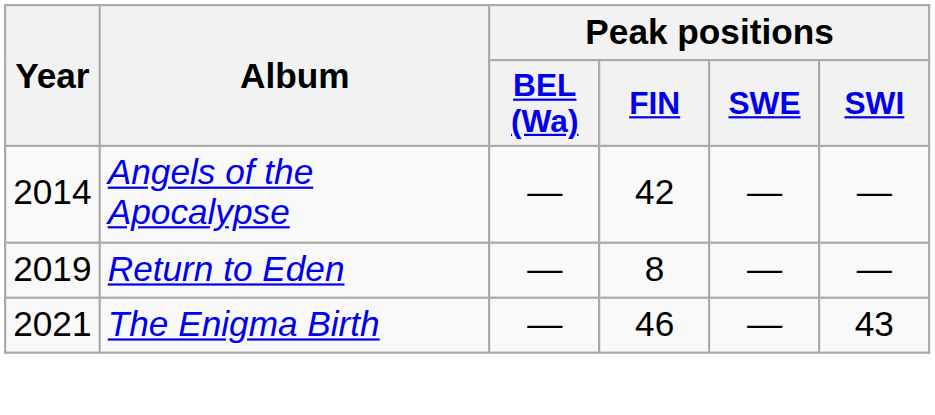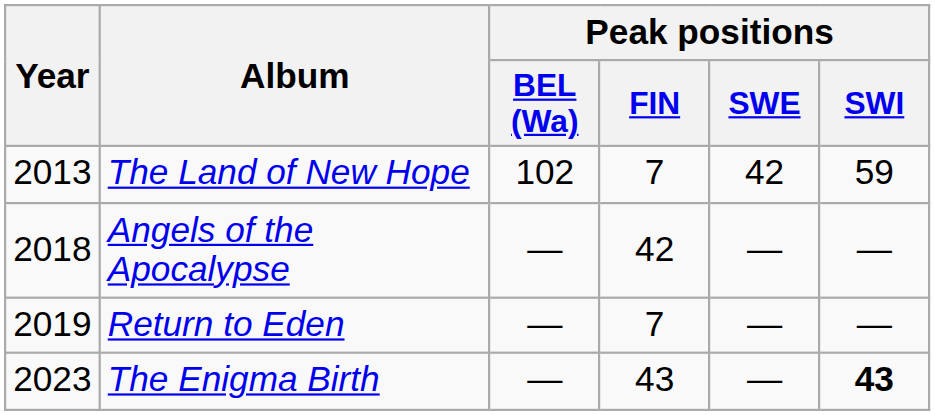+ row: (289, 173)
(52, 193) 2014 -> (52, 249) 2018
(655, 268) 8 -> (655, 324) 7
(52, 324) 2021 -> (52, 380) 2023
(655, 324) 46 -> (655, 380) 43
(874, 324) normal -> (874, 380) bold
